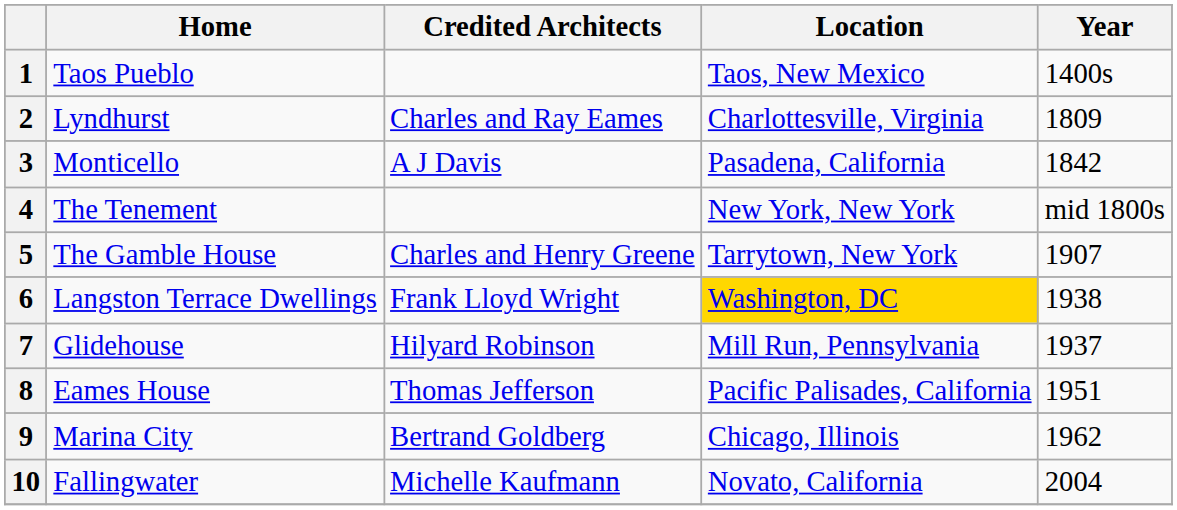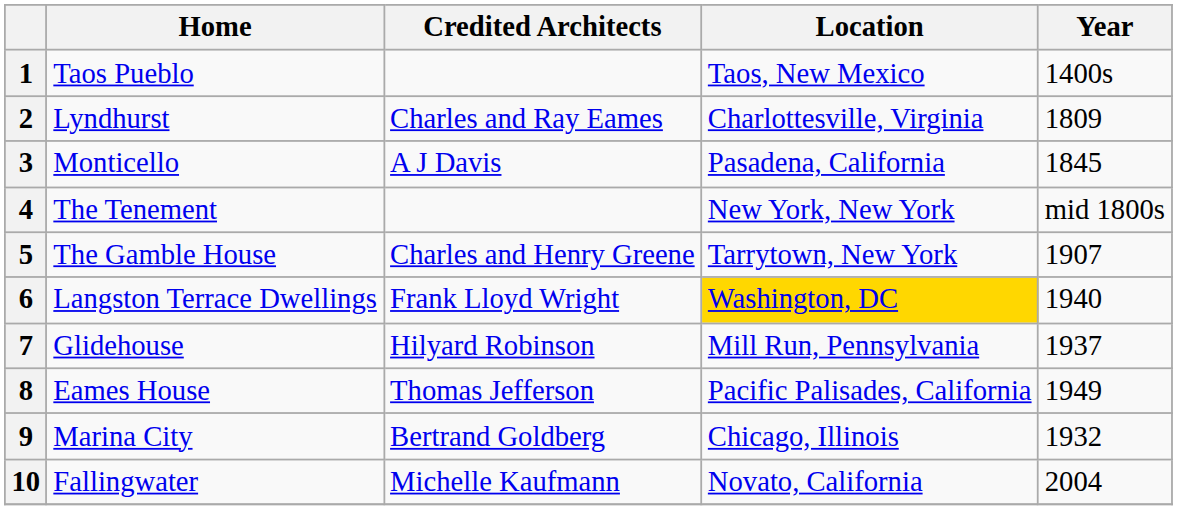(1073, 163) 1842 -> (1073, 163) 1845
(1073, 299) 1938 -> (1073, 299) 1940
(1073, 390) 1951 -> (1073, 390) 1949
(1073, 436) 1962 -> (1073, 436) 1932
